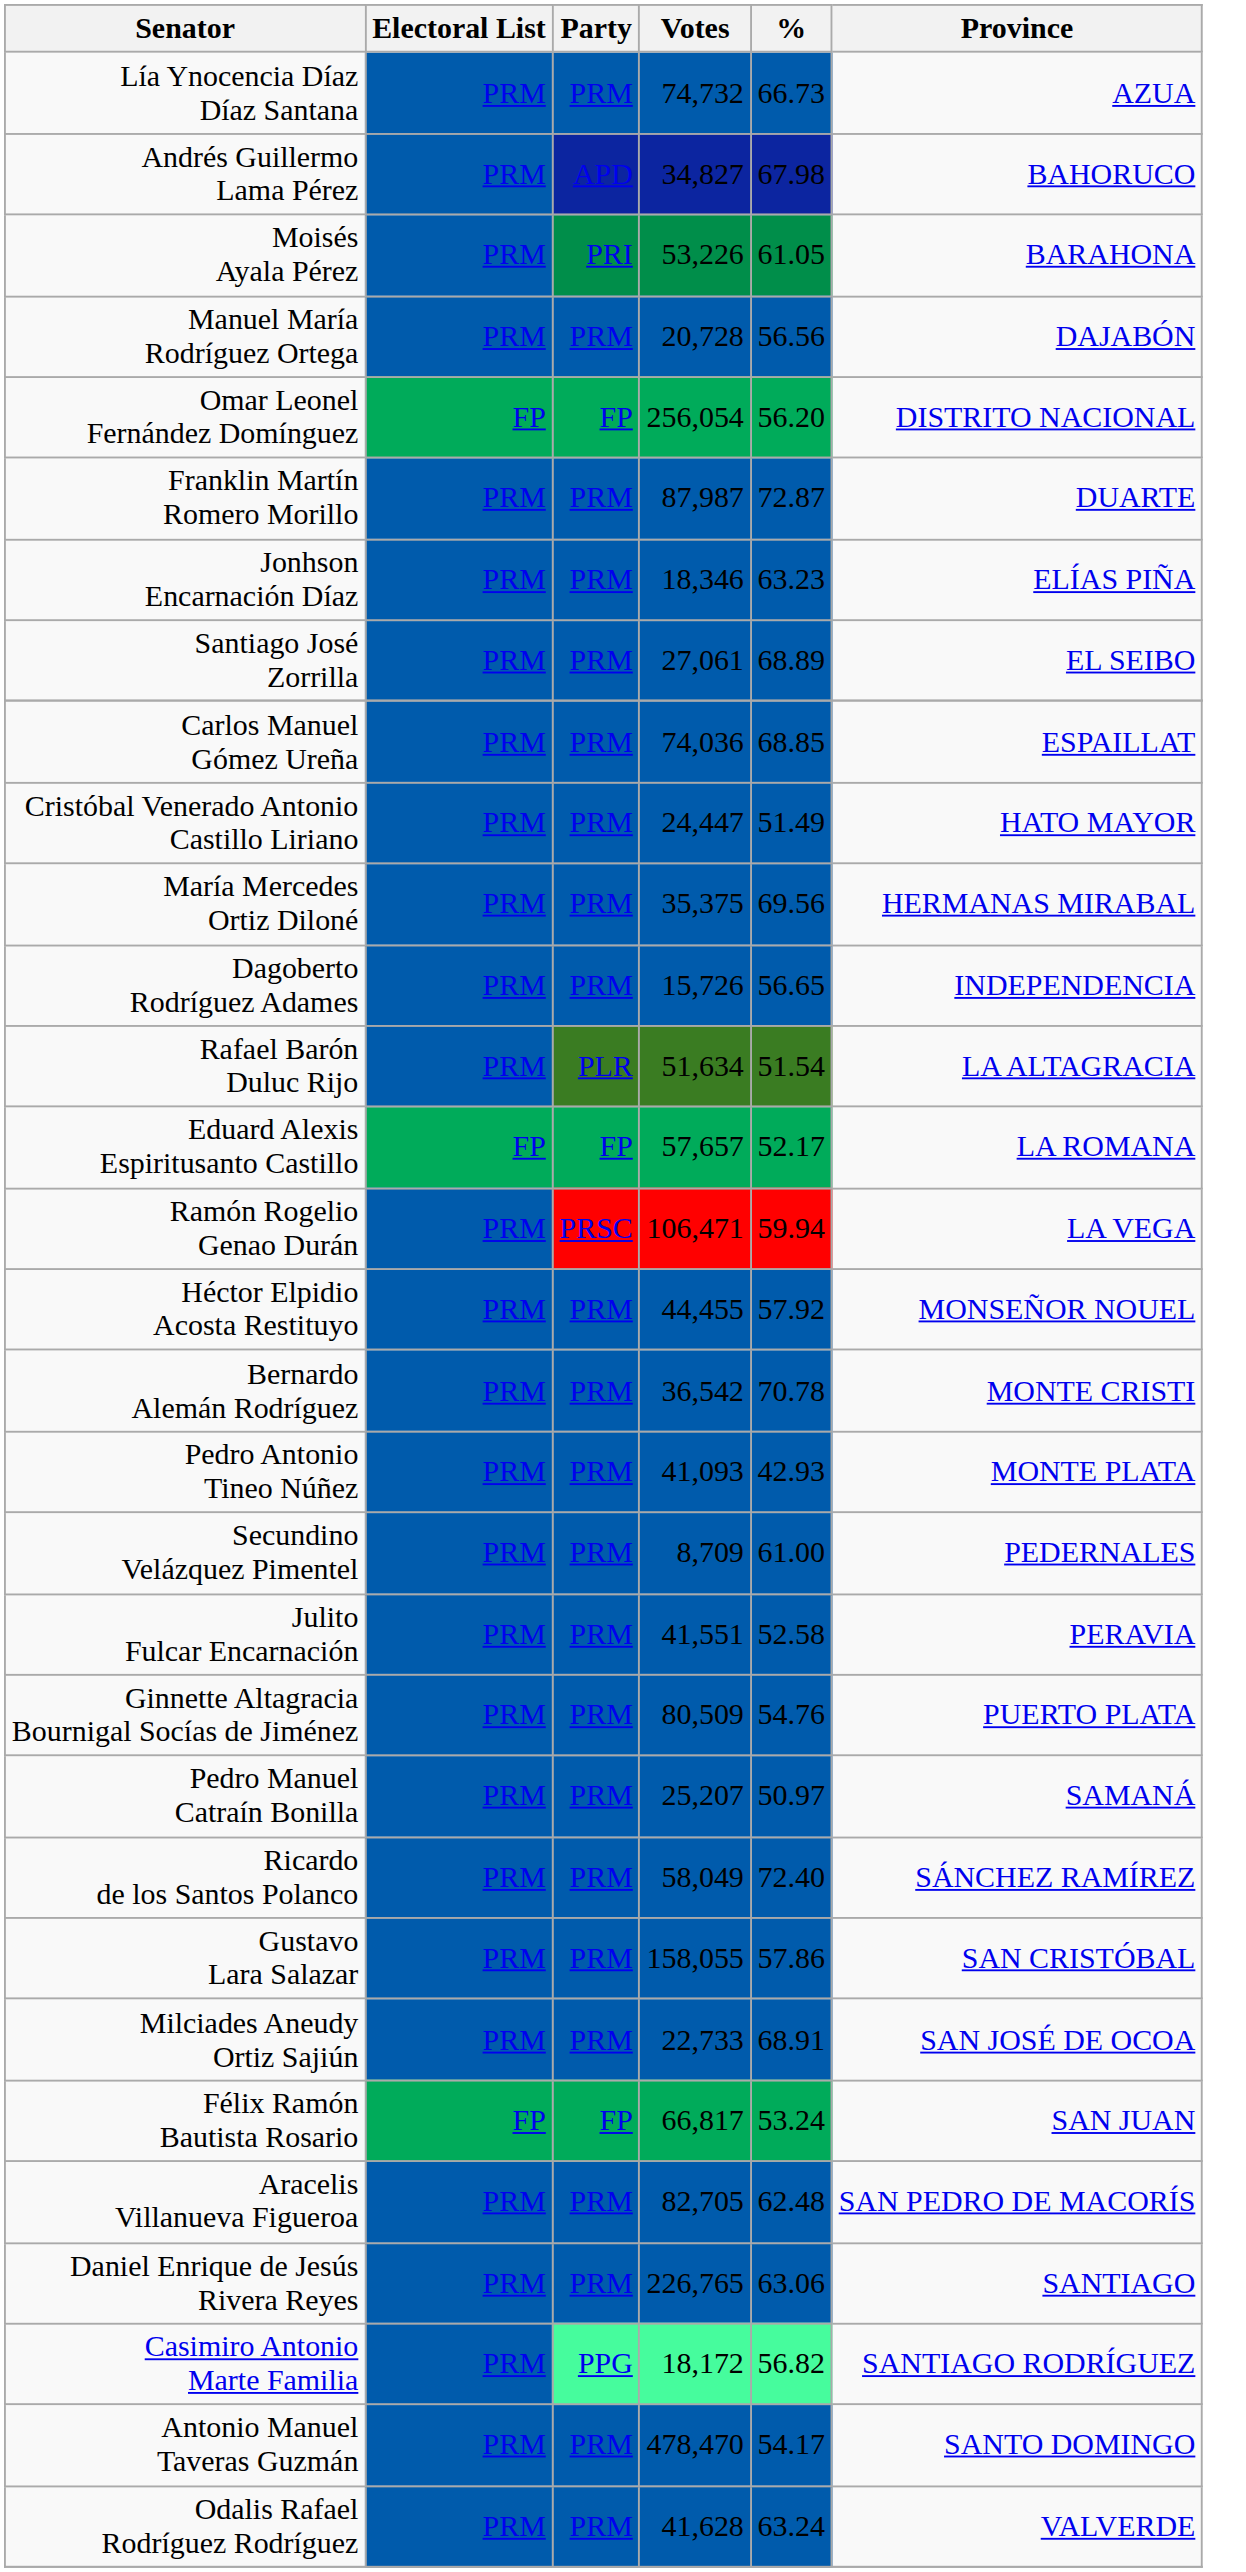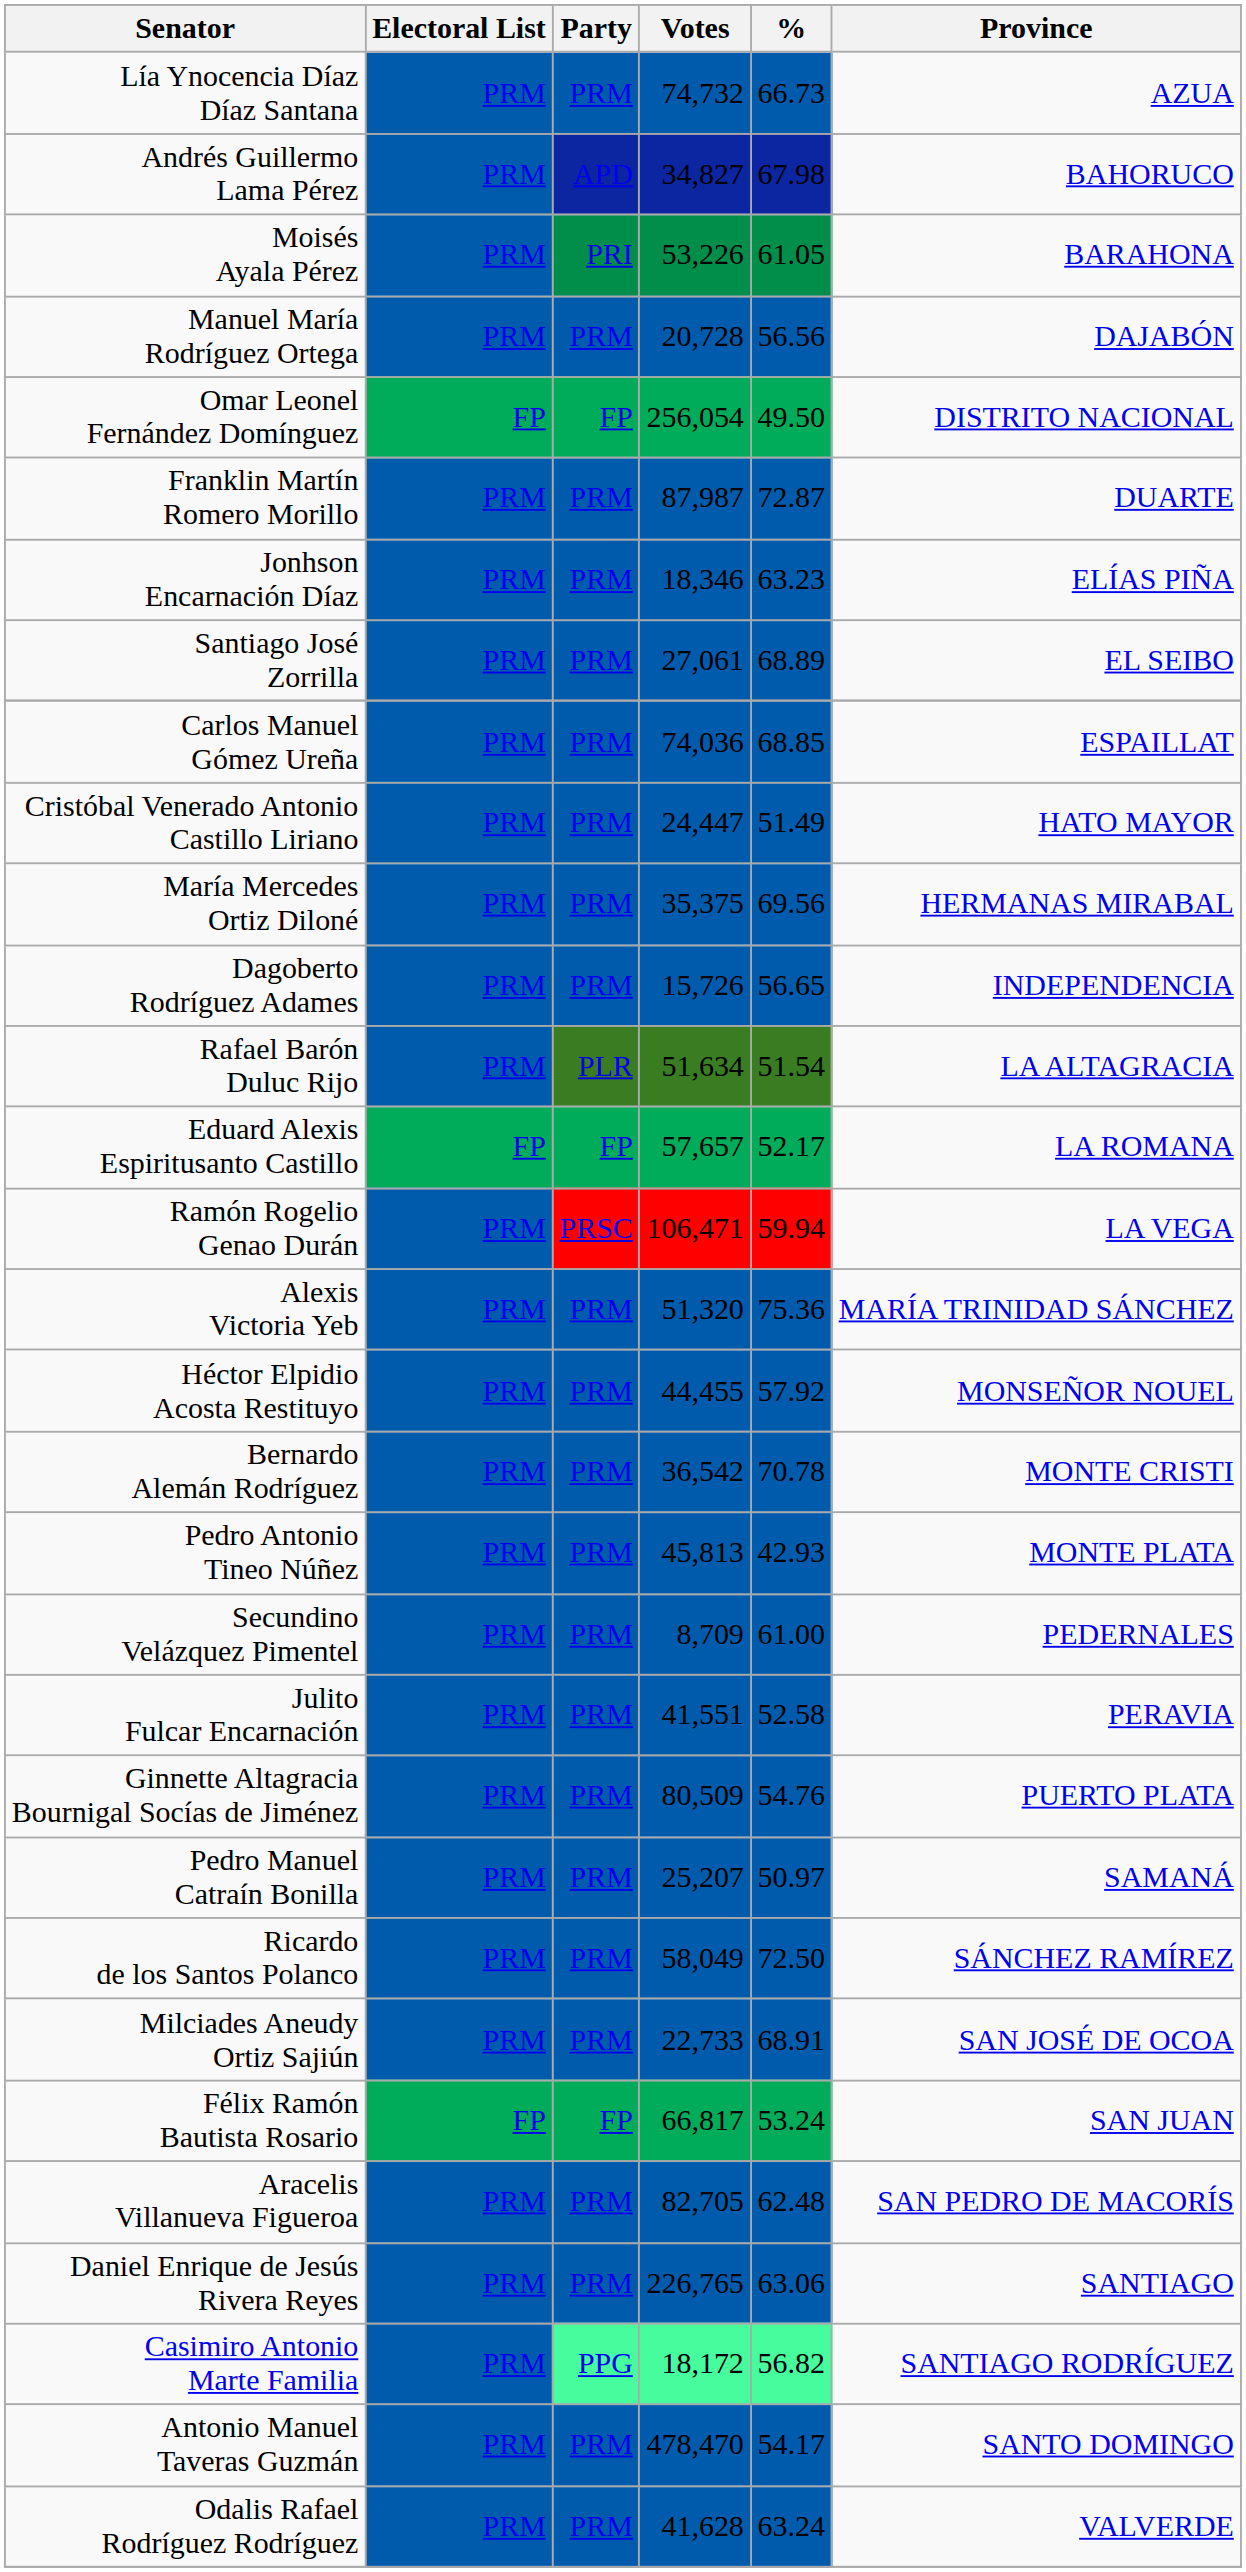(791, 416) 56.20 -> (791, 416) 49.50
+ row: (284, 1309)
(703, 1471) 41,093 -> (703, 1552) 45,813
(791, 1876) 72.40 -> (791, 1958) 72.50
- row: (283, 1958)
